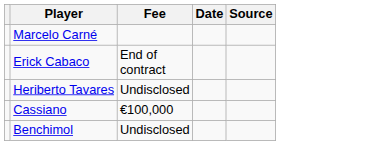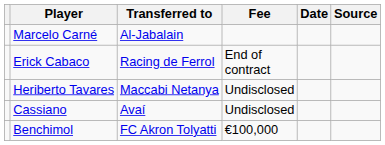+ column: (169, 14)
(147, 110) €100,000 -> (260, 110) Undisclosed
(155, 130) Undisclosed -> (251, 130) €100,000
